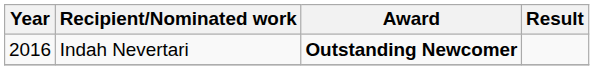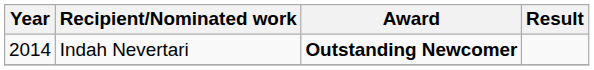(30, 49) 2016 -> (30, 49) 2014
